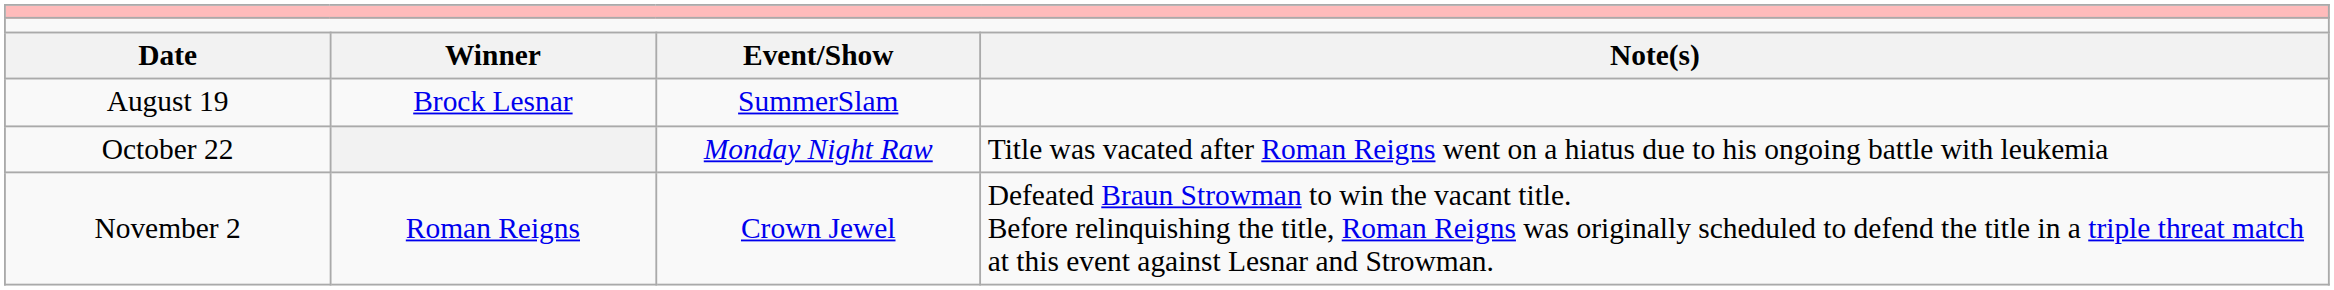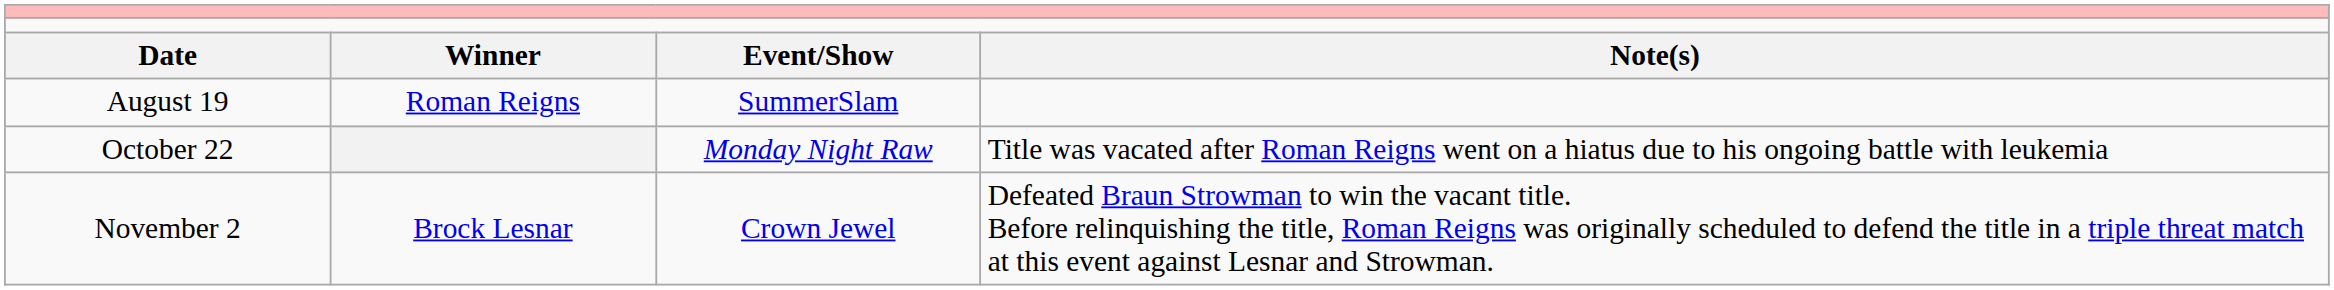(493, 101) Brock Lesnar -> (493, 101) Roman Reigns
(493, 228) Roman Reigns -> (493, 228) Brock Lesnar
